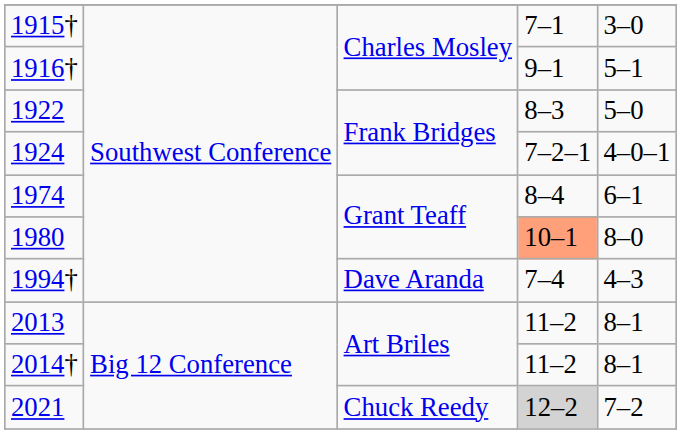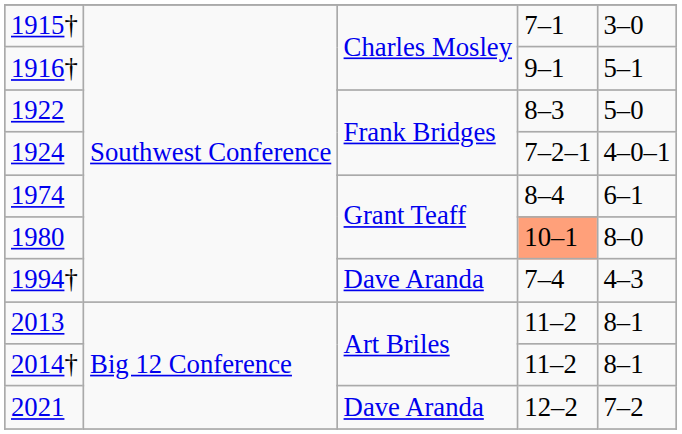(416, 407) Chuck Reedy -> (414, 407) Dave Aranda
(551, 407) lightgrey background -> (551, 407) no background
